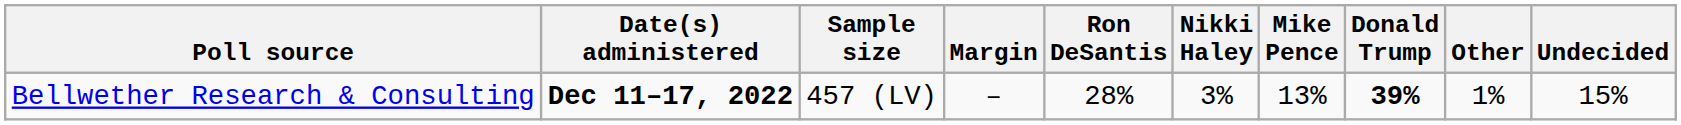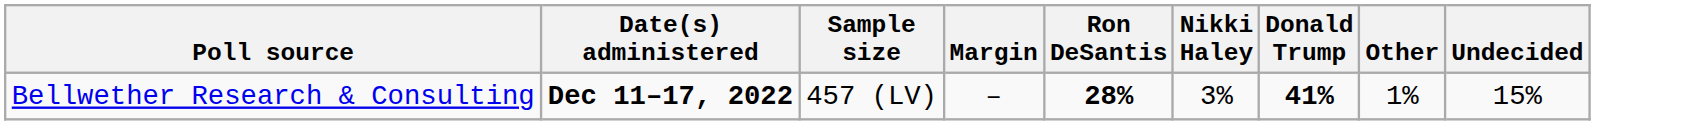- column: (1302, 39)
(1109, 96) normal -> (1109, 96) bold
(1395, 96) 39% -> (1309, 96) 41%
